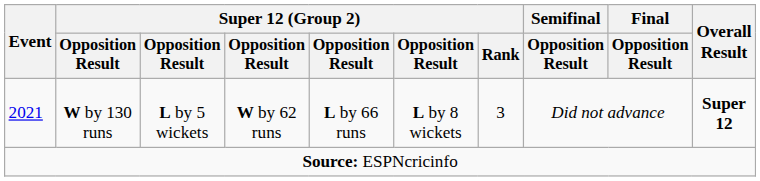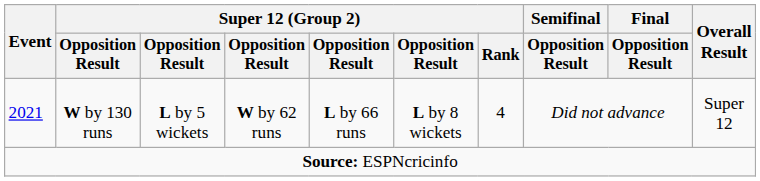(501, 113) 3 -> (501, 113) 4
(724, 113) bold -> (724, 113) normal
